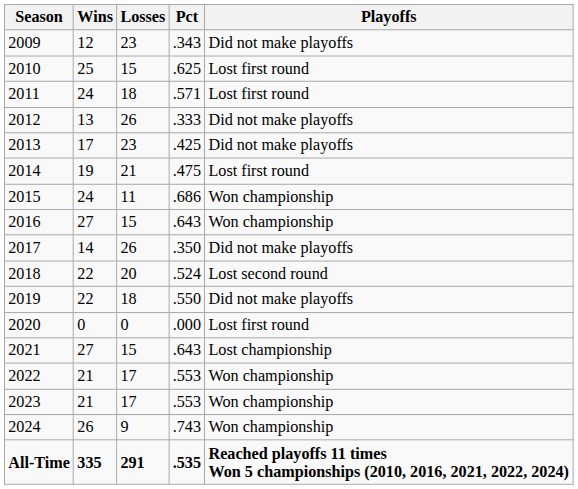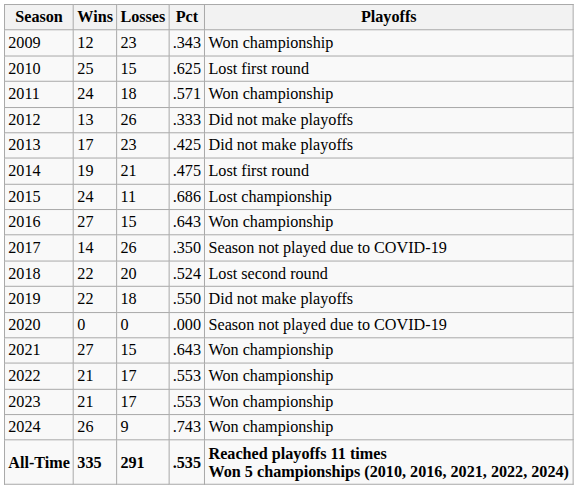(281, 42) Did not make playoffs -> (271, 42) Won championship
(259, 94) Lost first round -> (271, 94) Won championship
(271, 196) Won championship -> (270, 196) Lost championship
(281, 247) Did not make playoffs -> (328, 247) Season not played due to COVID-19
(259, 324) Lost first round -> (328, 324) Season not played due to COVID-19
(270, 350) Lost championship -> (271, 350) Won championship
